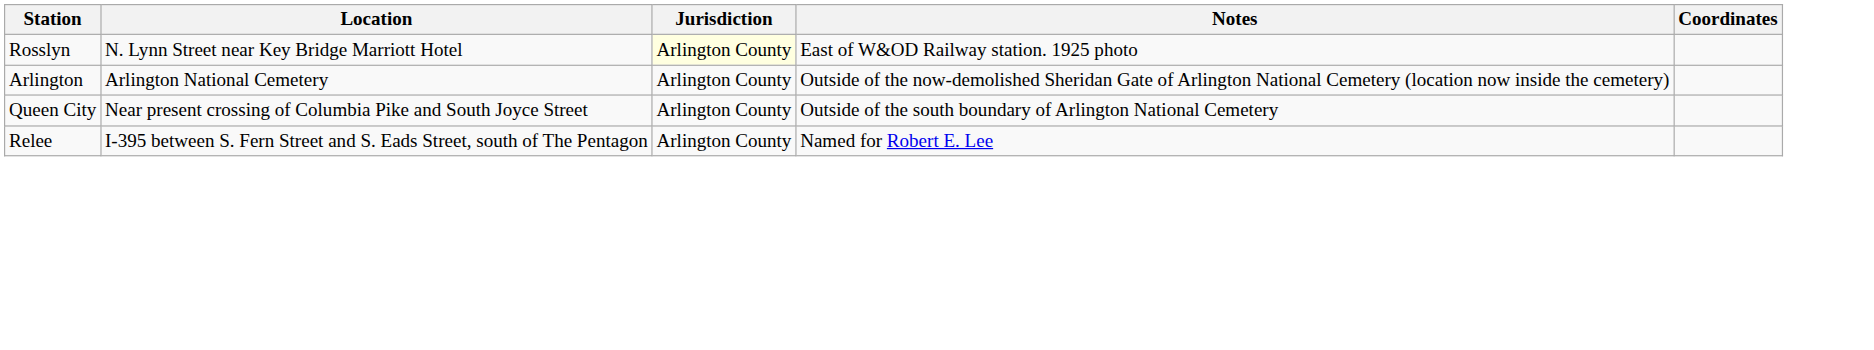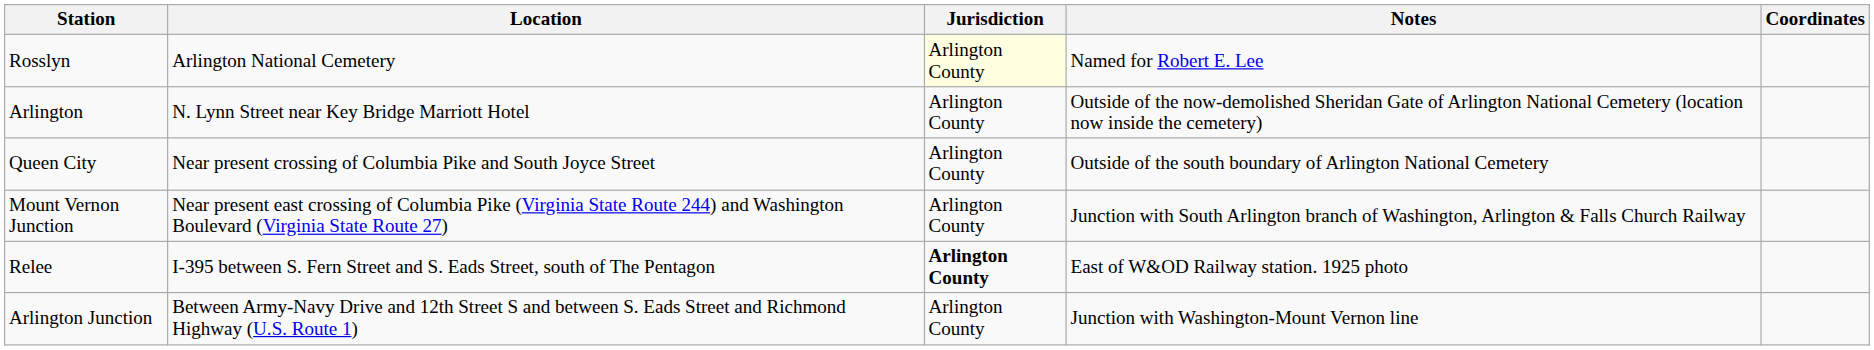(284, 49) N. Lynn Street near Key Bridge Marriott Hotel -> (284, 60) Arlington National Cemetery
(969, 49) East of W&OD Railway station. 1925 photo -> (1167, 60) Named for Robert E. Lee
(217, 79) Arlington National Cemetery -> (351, 112) N. Lynn Street near Key Bridge Marriott Hotel
+ row: (64, 215)
(724, 140) normal -> (968, 266) bold
(897, 140) Named for Robert E. Lee -> (1239, 266) East of W&OD Railway station. 1925 photo
+ row: (81, 318)
